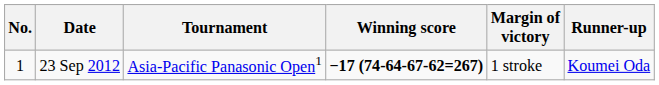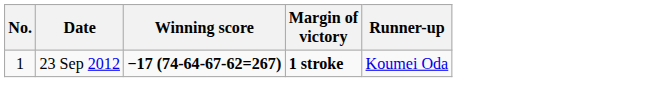- column: (225, 27)
(516, 65) normal -> (316, 63) bold
